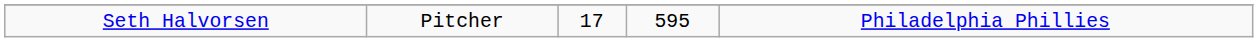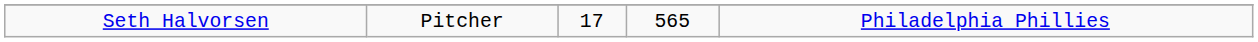(672, 21) 595 -> (672, 21) 565
